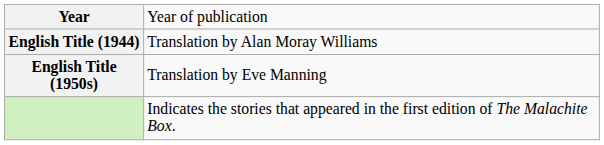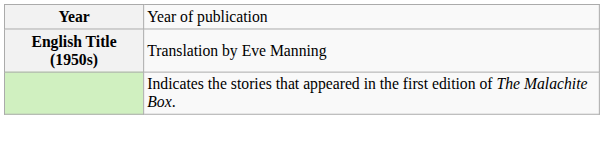- row: (74, 41)
